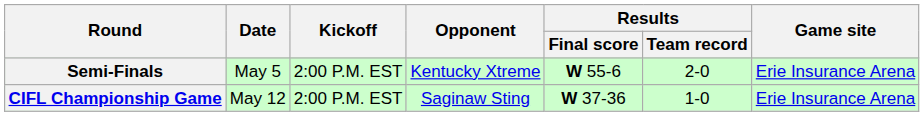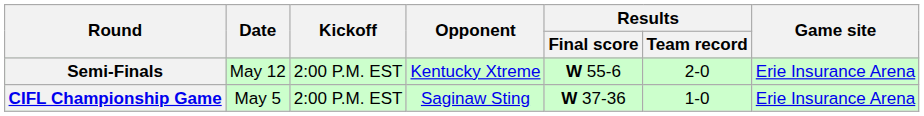(258, 71) May 5 -> (258, 71) May 12
(258, 97) May 12 -> (258, 97) May 5
